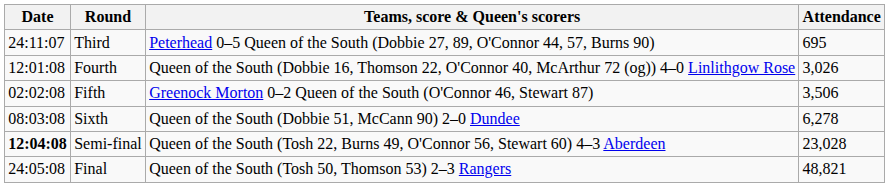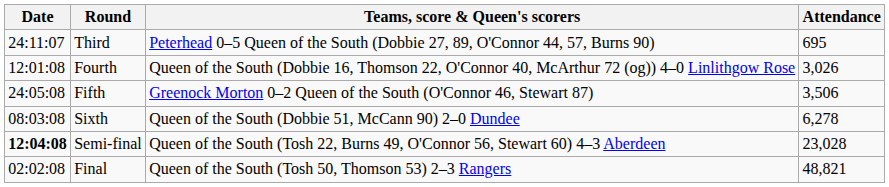(37, 93) 02:02:08 -> (37, 93) 24:05:08
(37, 169) 24:05:08 -> (37, 169) 02:02:08
